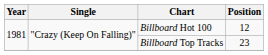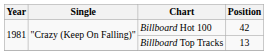(244, 27) 12 -> (244, 27) 42
(244, 43) 23 -> (244, 43) 13
